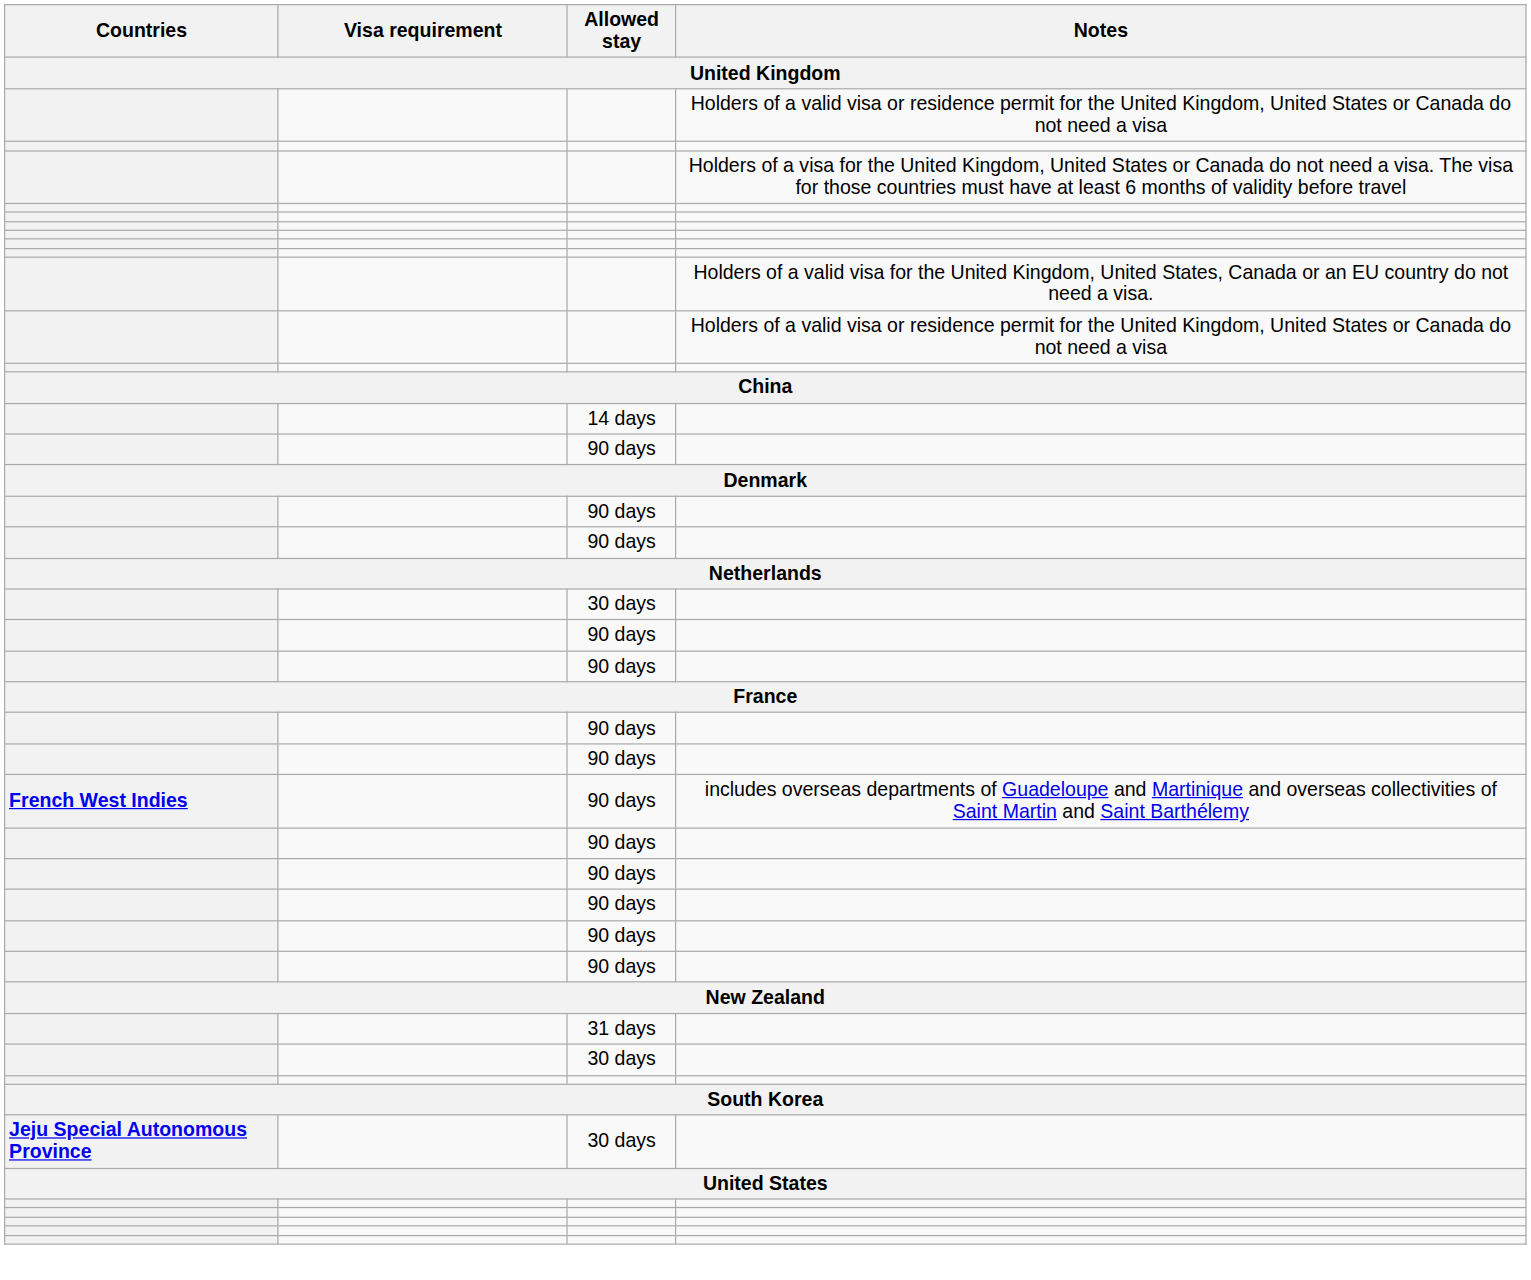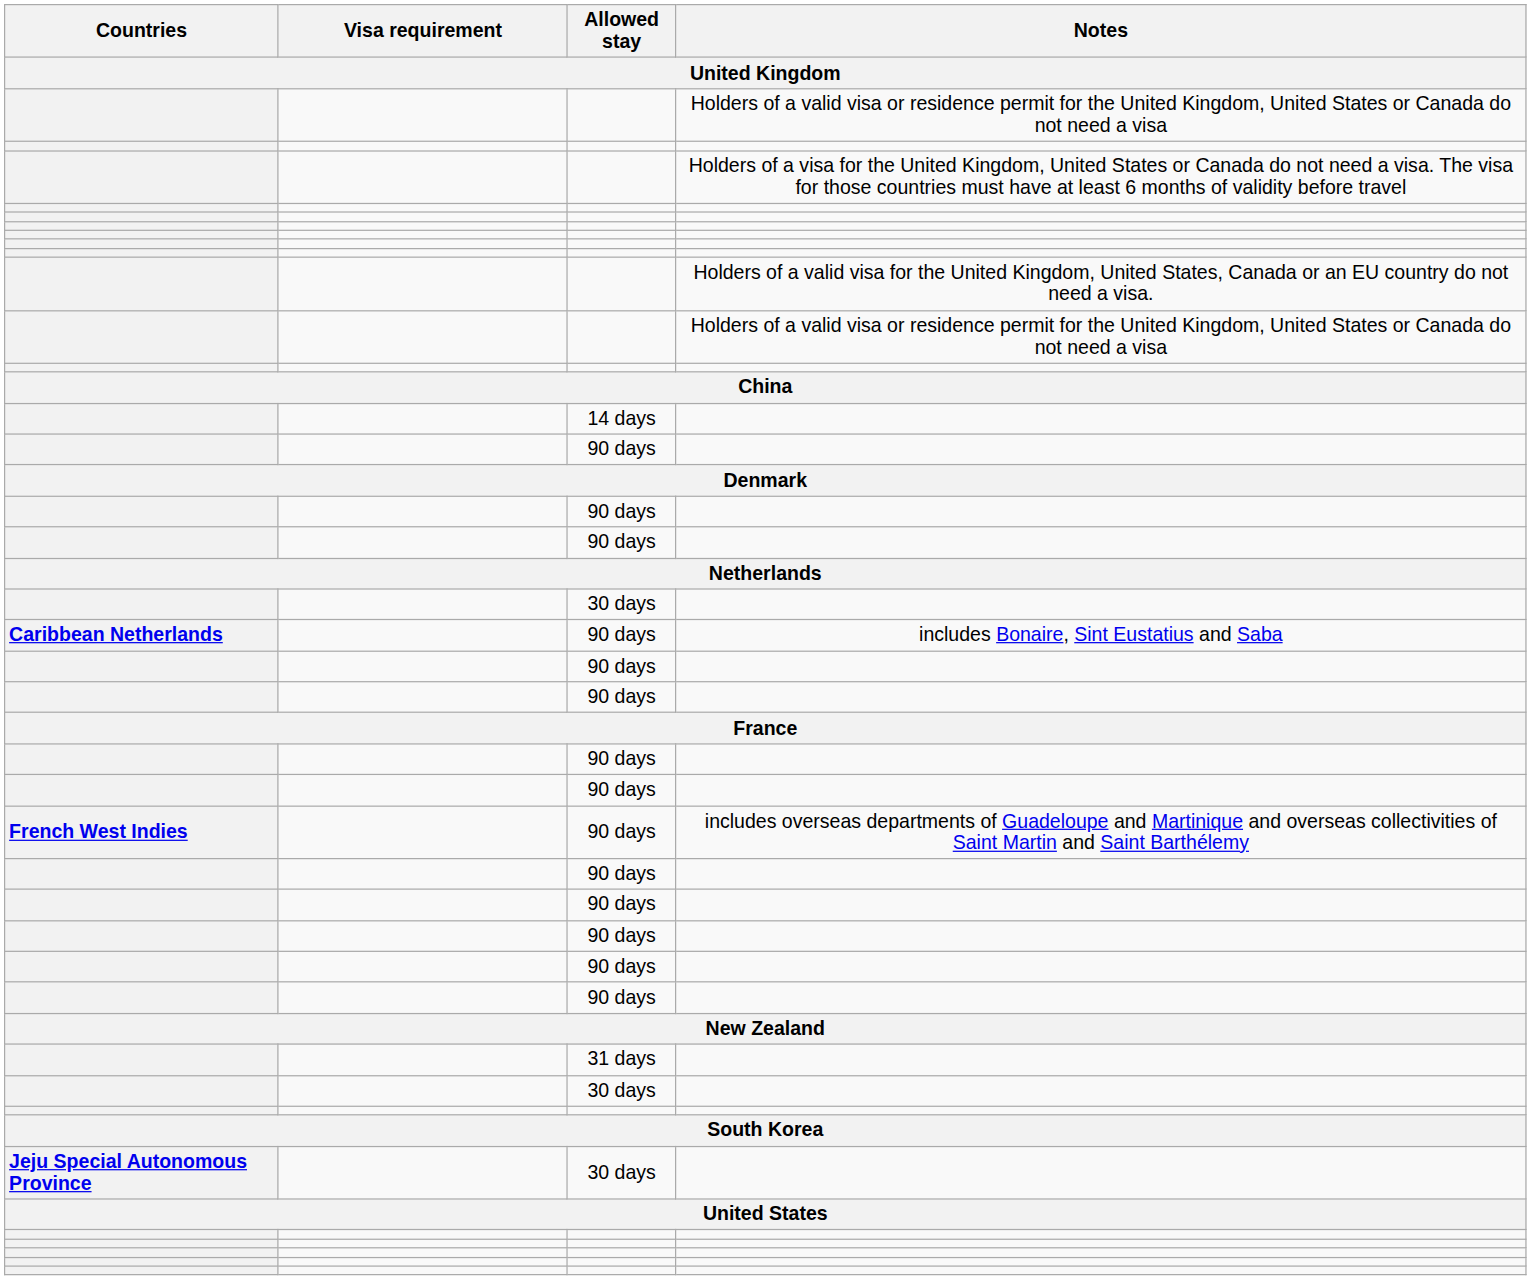+ row: (622, 635)
